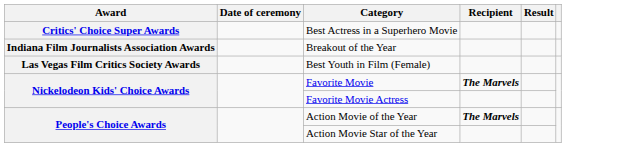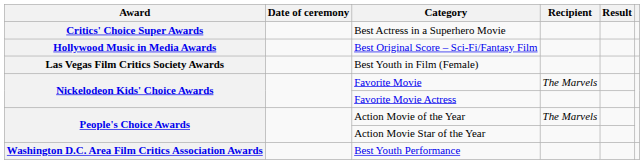+ row: (446, 47)
- row: (351, 47)
(491, 82) bold -> (570, 82) normal
(491, 116) bold -> (570, 116) normal
+ row: (407, 151)
